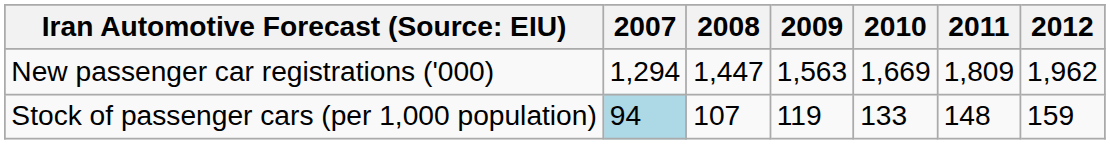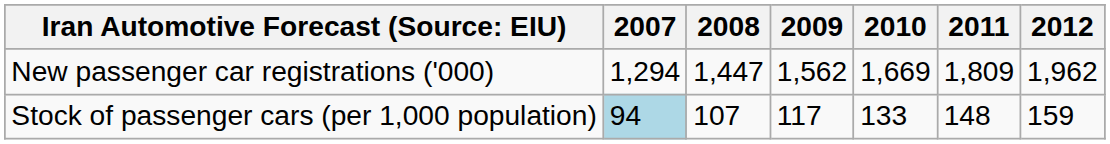(812, 71) 1,563 -> (812, 71) 1,562
(799, 116) 119 -> (799, 116) 117
